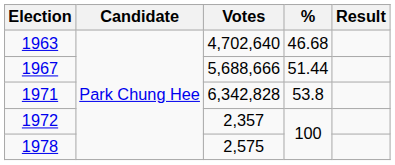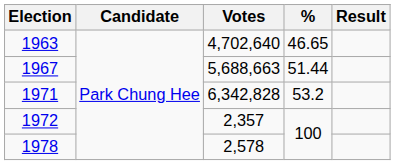(308, 43) 46.68 -> (308, 43) 46.65
(244, 69) 5,688,666 -> (244, 69) 5,688,663
(308, 95) 53.8 -> (308, 95) 53.2
(244, 146) 2,575 -> (244, 146) 2,578
